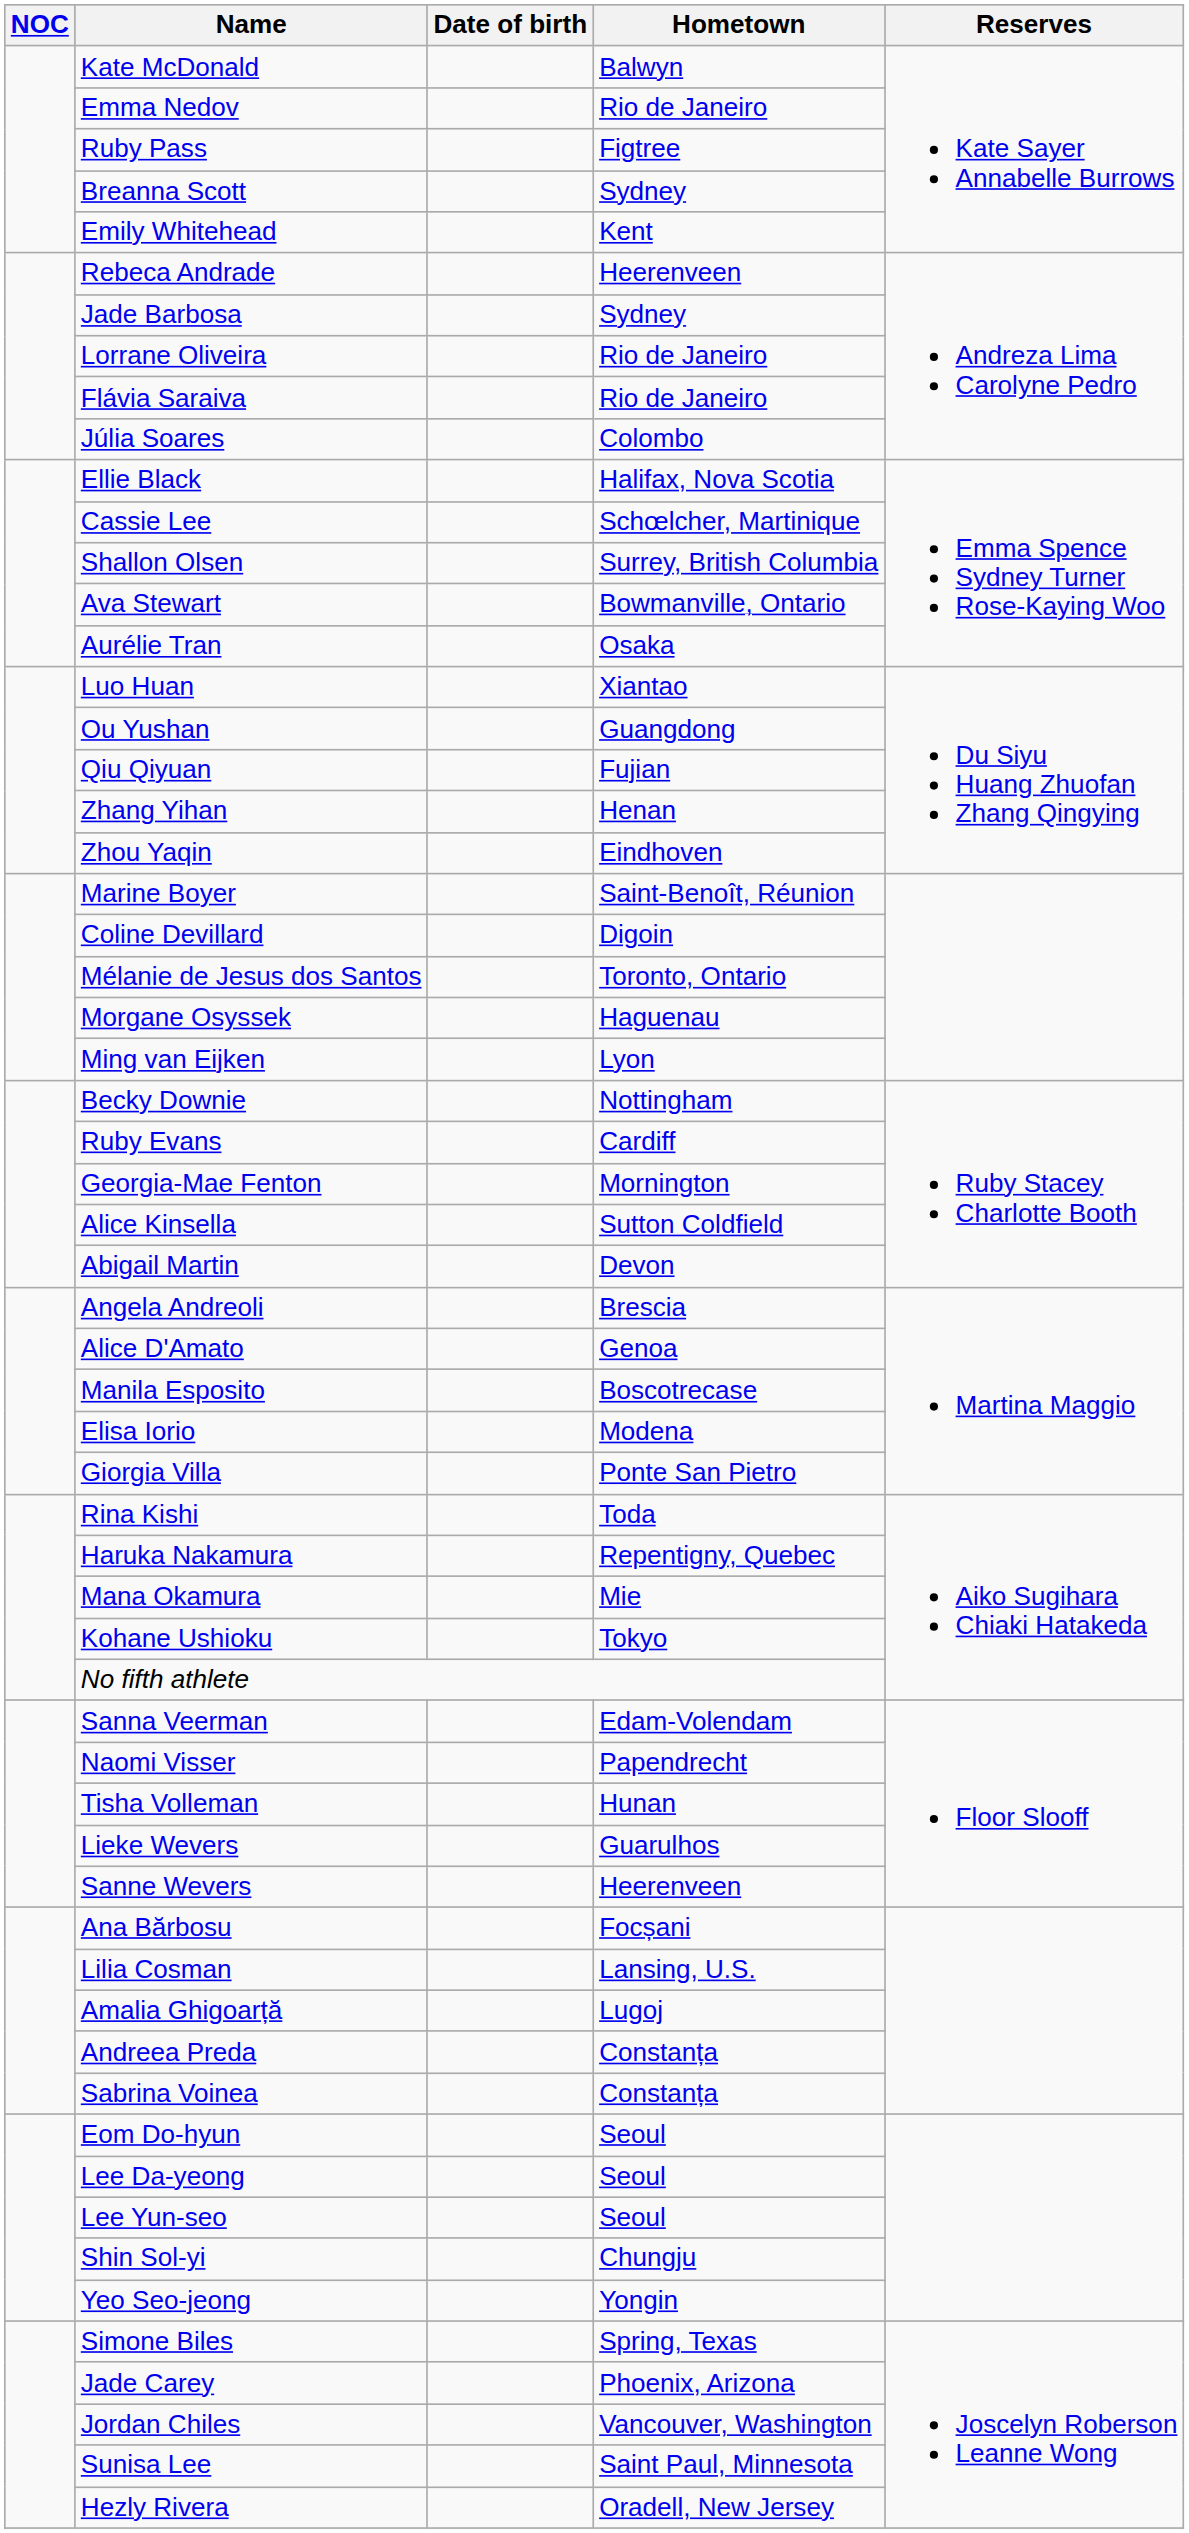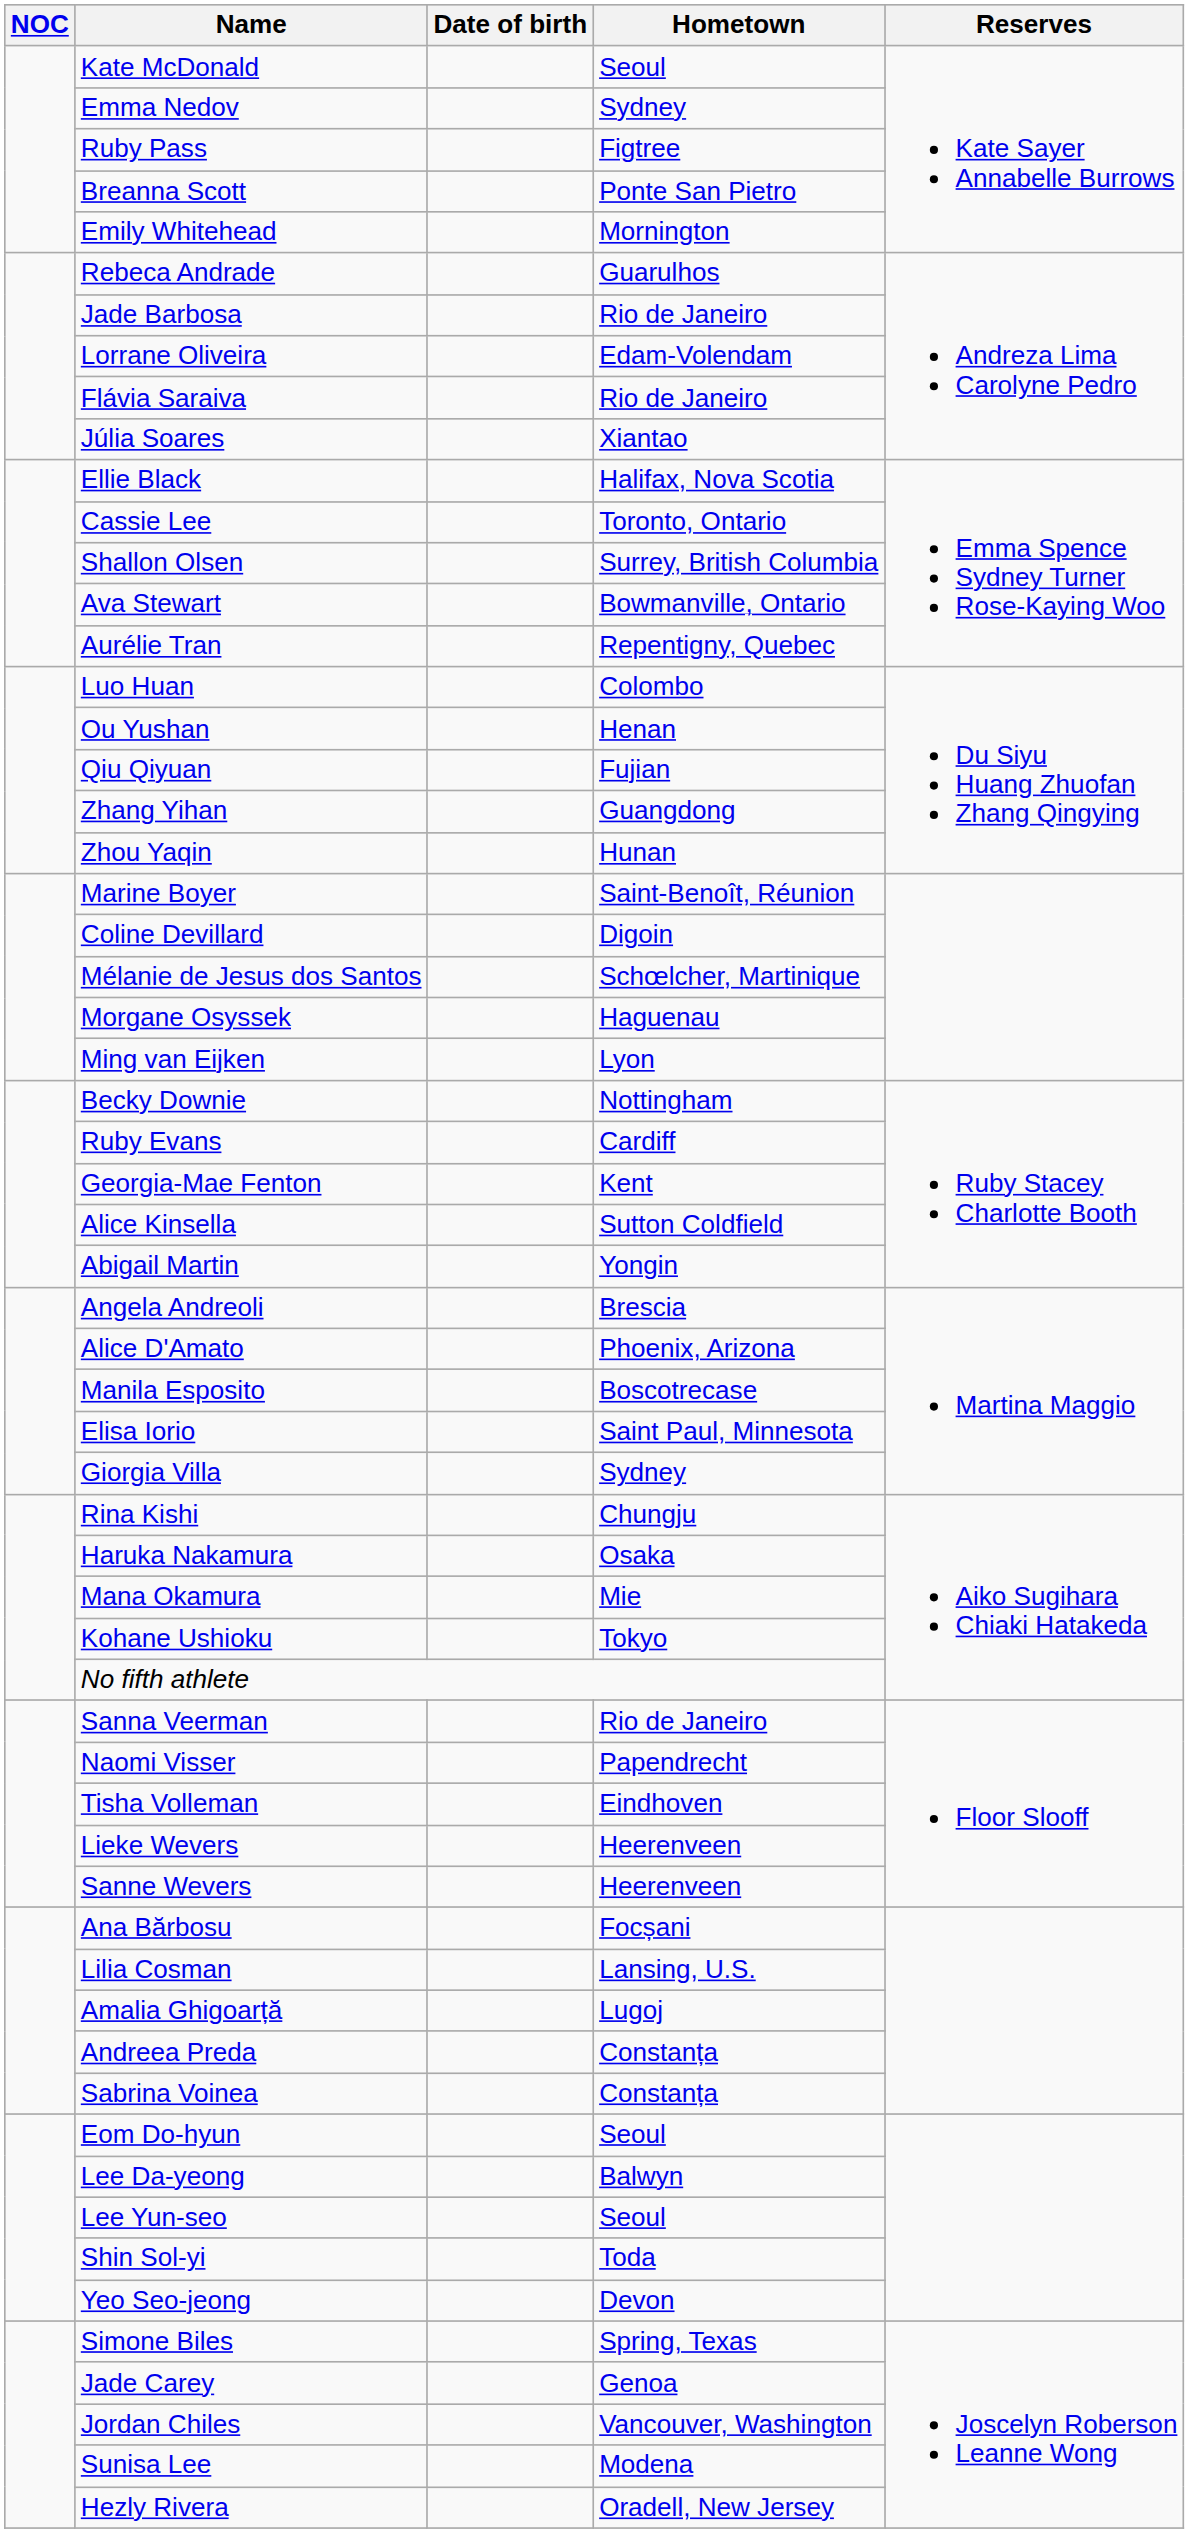(641, 66) Balwyn -> (632, 66) Seoul
(683, 107) Rio de Janeiro -> (643, 107) Sydney
(643, 190) Sydney -> (698, 190) Ponte San Pietro
(626, 231) Kent -> (664, 231) Mornington
(670, 273) Heerenveen -> (659, 273) Guarulhos
(643, 314) Sydney -> (683, 314) Rio de Janeiro
(683, 356) Rio de Janeiro -> (696, 356) Edam-Volendam
(651, 438) Colombo -> (643, 438) Xiantao
(730, 521) Schœlcher, Martinique -> (693, 521) Toronto, Ontario
(637, 645) Osaka -> (717, 645) Repentigny, Quebec
(643, 686) Xiantao -> (651, 686) Colombo
(667, 728) Guangdong -> (638, 728) Henan
(638, 811) Henan -> (667, 811) Guangdong
(661, 852) Eindhoven -> (638, 852) Hunan
(693, 976) Toronto, Ontario -> (730, 976) Schœlcher, Martinique
(664, 1183) Mornington -> (626, 1183) Kent
(637, 1266) Devon -> (639, 1266) Yongin
(638, 1348) Genoa -> (697, 1348) Phoenix, Arizona
(646, 1431) Modena -> (726, 1431) Saint Paul, Minnesota
(698, 1472) Ponte San Pietro -> (643, 1472) Sydney
(627, 1514) Toda -> (648, 1514) Chungju
(717, 1555) Repentigny, Quebec -> (637, 1555) Osaka
(696, 1720) Edam-Volendam -> (683, 1720) Rio de Janeiro
(638, 1803) Hunan -> (661, 1803) Eindhoven
(659, 1845) Guarulhos -> (670, 1845) Heerenveen
(632, 2175) Seoul -> (641, 2175) Balwyn
(648, 2258) Chungju -> (627, 2258) Toda
(639, 2300) Yongin -> (637, 2300) Devon
(697, 2382) Phoenix, Arizona -> (638, 2382) Genoa
(726, 2465) Saint Paul, Minnesota -> (646, 2465) Modena
